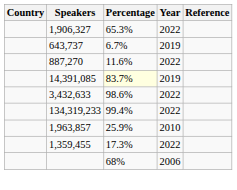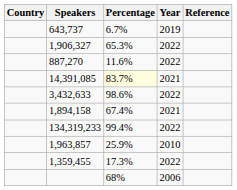rows swapped: (70, 29) <-> (66, 45)
(170, 78) 2019 -> (170, 78) 2021
+ row: (70, 111)
